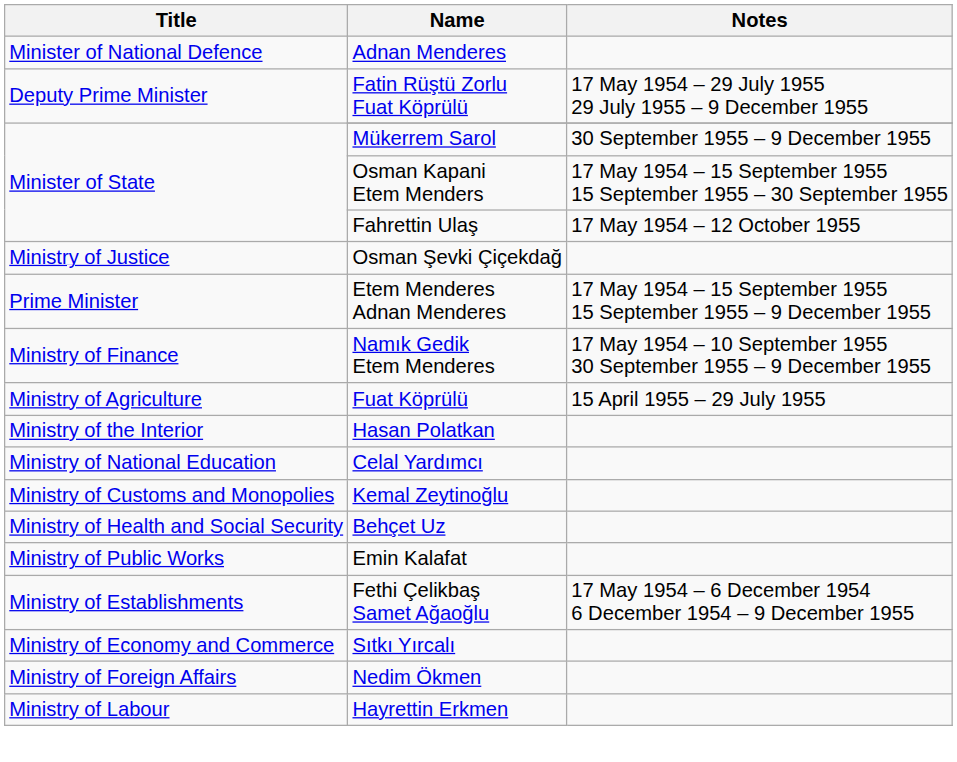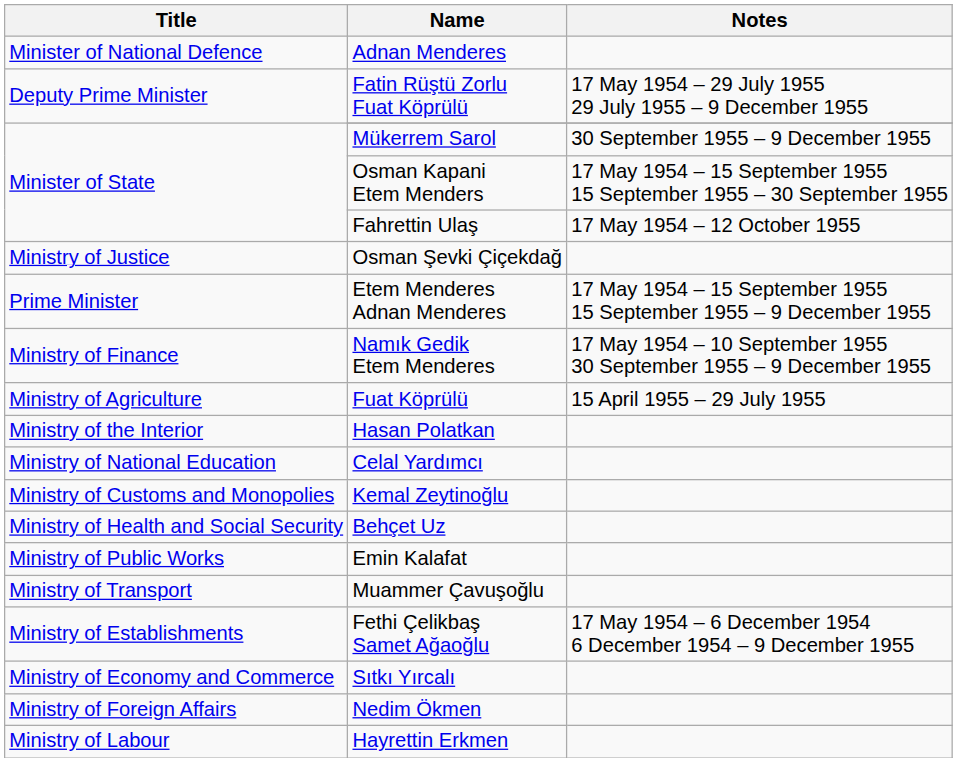+ row: (448, 590)
